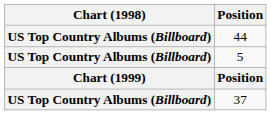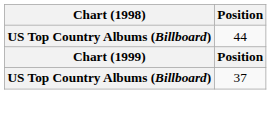- row: (240, 57)
